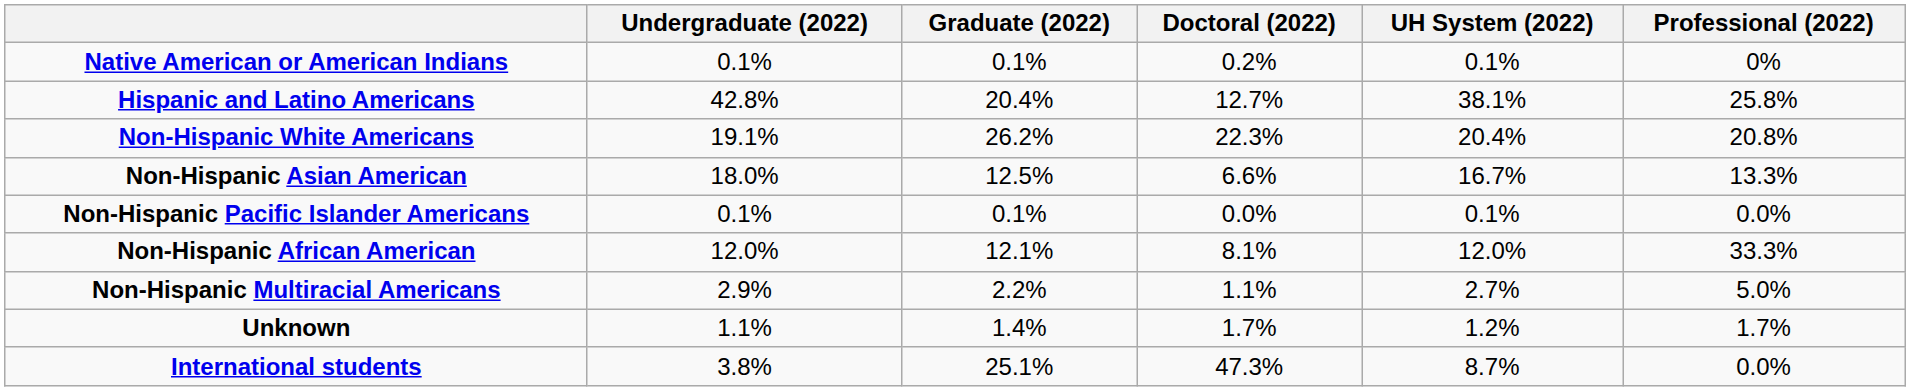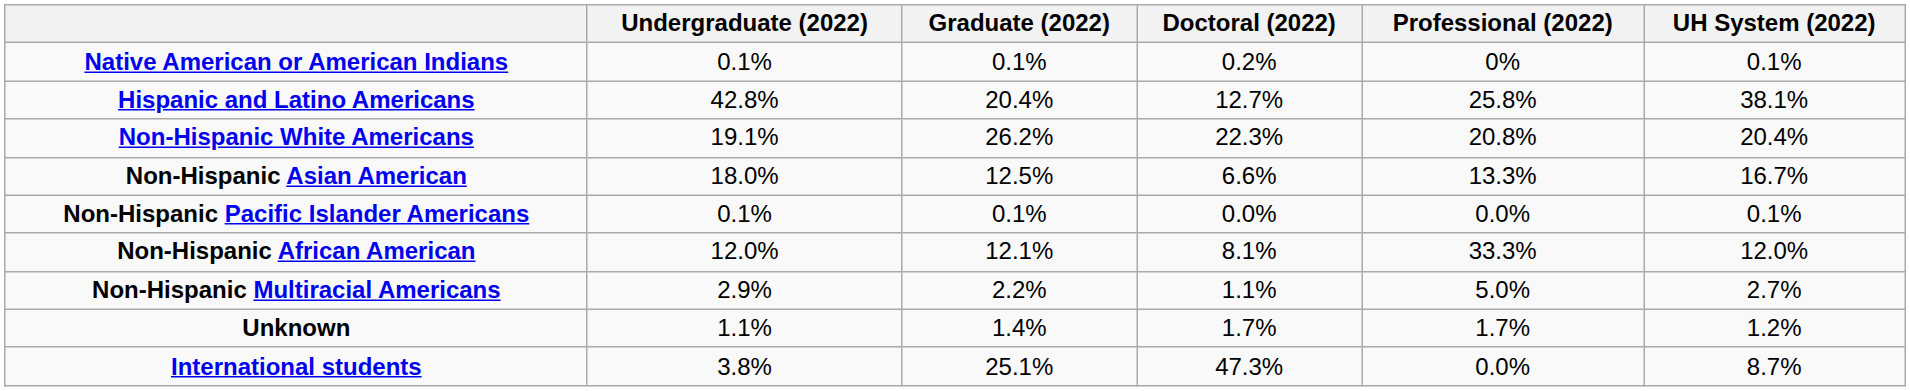columns swapped: (1764, 23) <-> (1492, 23)
